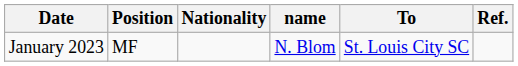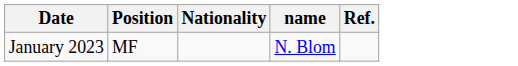- column: (407, 18)
